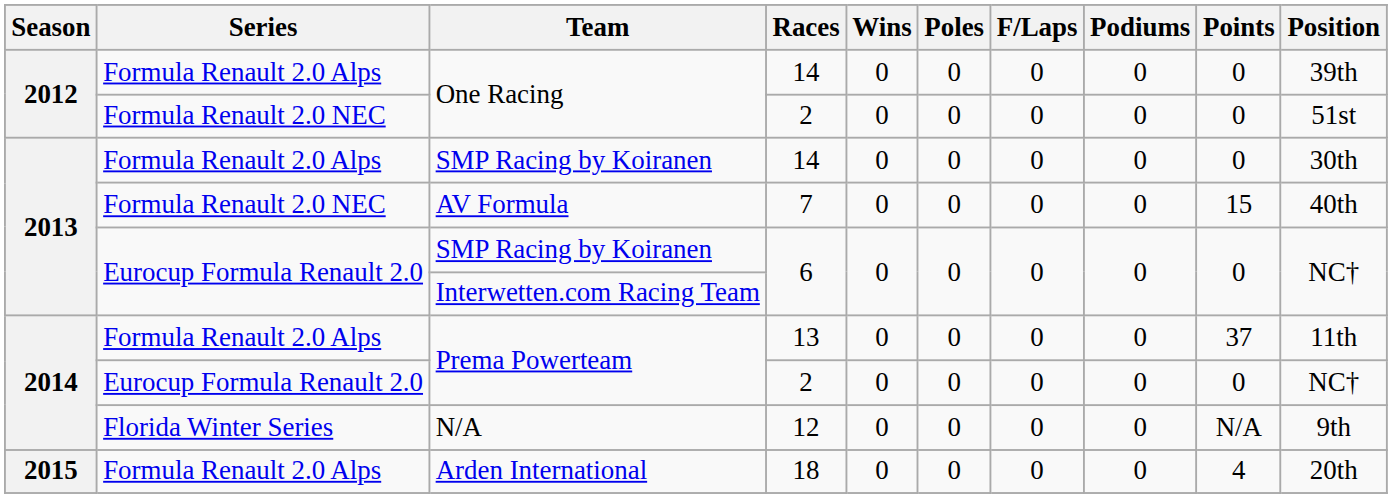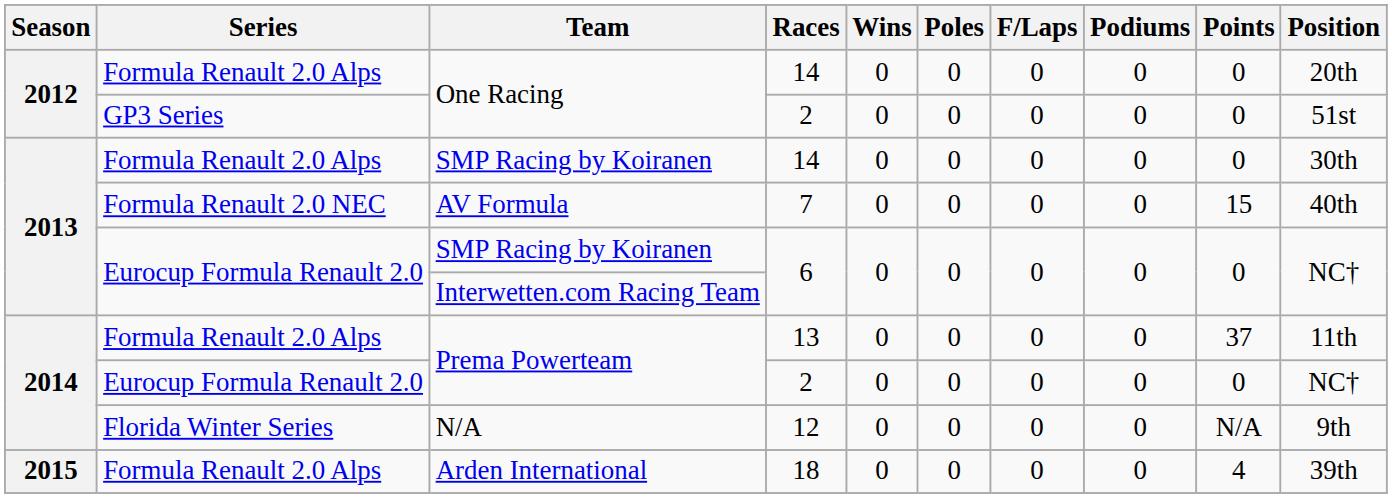(1334, 71) 39th -> (1334, 71) 20th
(244, 115) Formula Renault 2.0 NEC -> (163, 115) GP3 Series
(1334, 471) 20th -> (1334, 471) 39th
